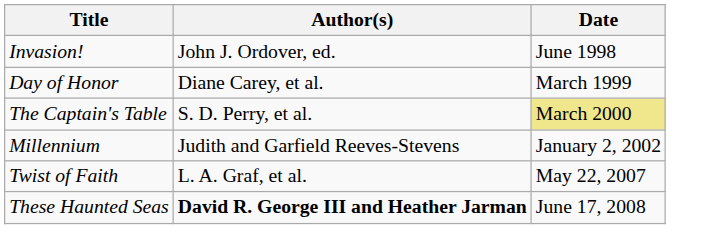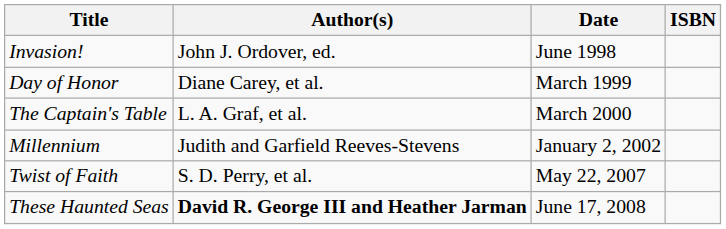+ column: (693, 20)
(245, 113) S. D. Perry, et al. -> (242, 113) L. A. Graf, et al.
(584, 113) khaki background -> (584, 113) no background
(242, 176) L. A. Graf, et al. -> (245, 176) S. D. Perry, et al.
